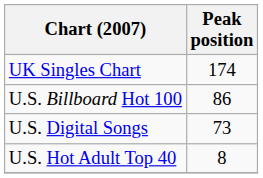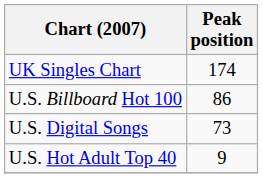(222, 157) 8 -> (222, 157) 9
